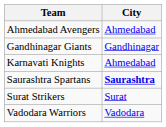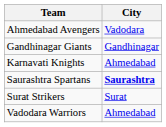(130, 29) Ahmedabad -> (124, 29) Vadodara
(124, 113) Vadodara -> (130, 113) Ahmedabad
